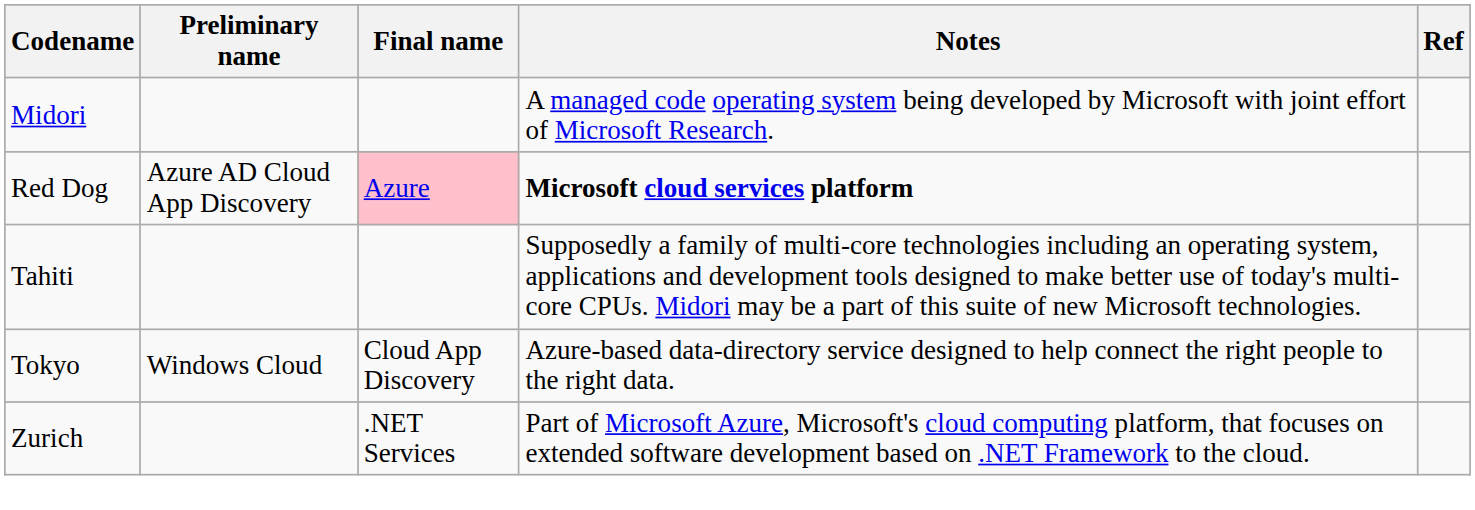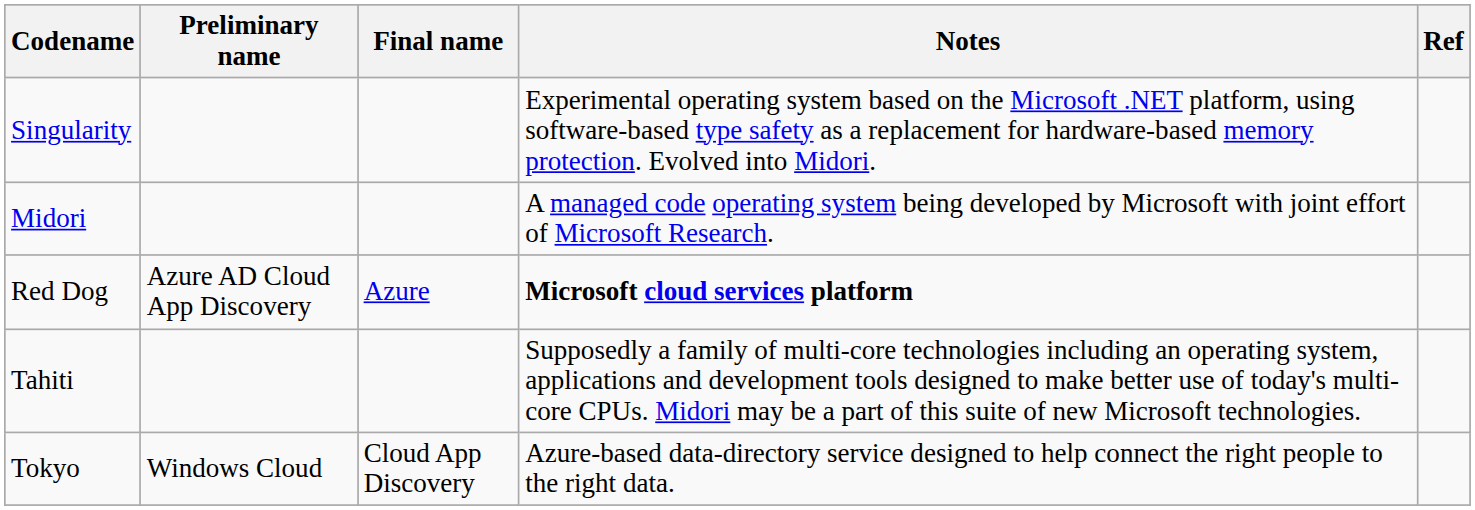+ row: (71, 129)
(397, 187) pink background -> (397, 291) no background
- row: (47, 438)
